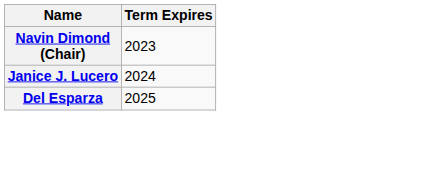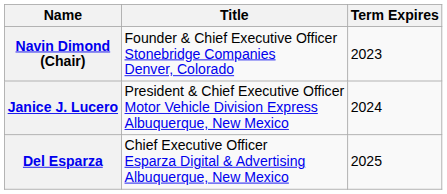+ column: (234, 15)
